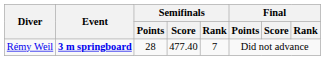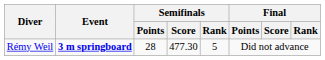(183, 47) 477.40 -> (183, 47) 477.30
(215, 47) 7 -> (215, 47) 5
